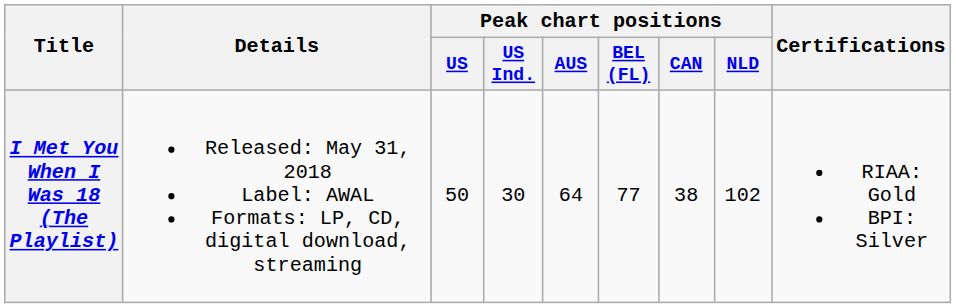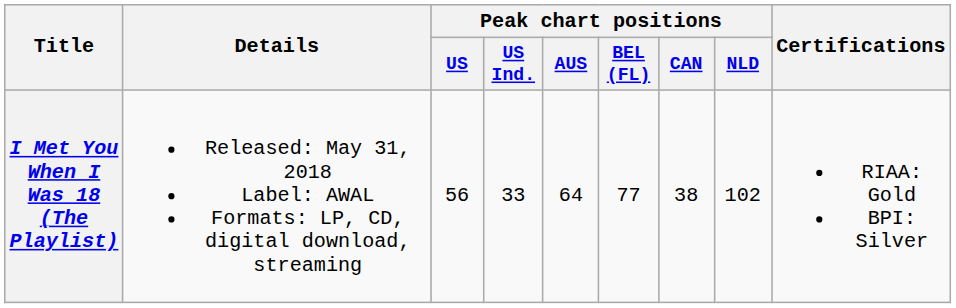(457, 196) 50 -> (457, 196) 56
(513, 196) 30 -> (513, 196) 33
